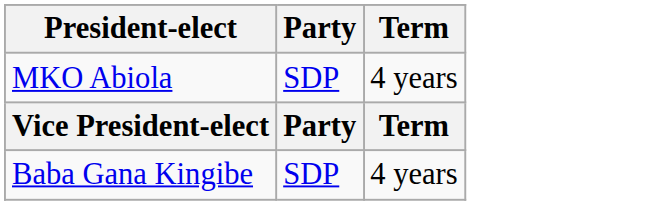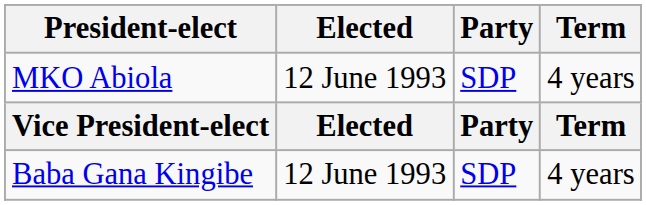+ column: (365, 28)
